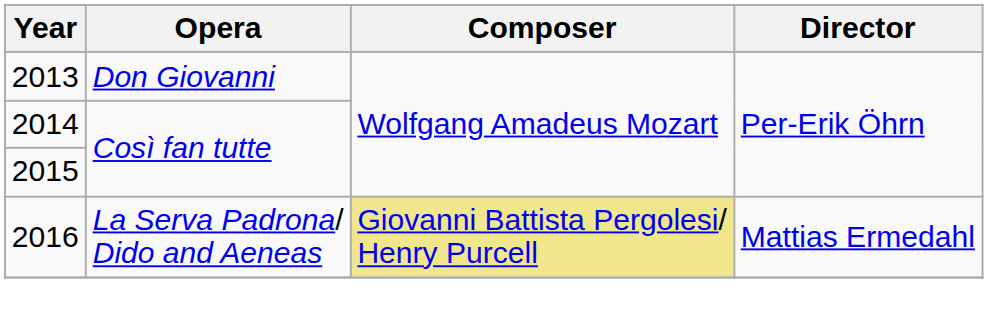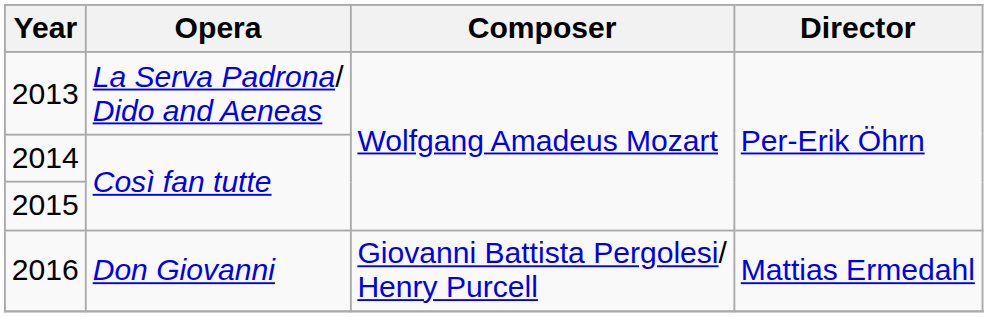(184, 76) Don Giovanni -> (218, 92) La Serva Padrona/ Dido and Aeneas
(218, 236) La Serva Padrona/ Dido and Aeneas -> (184, 269) Don Giovanni
(542, 236) khaki background -> (542, 269) no background
